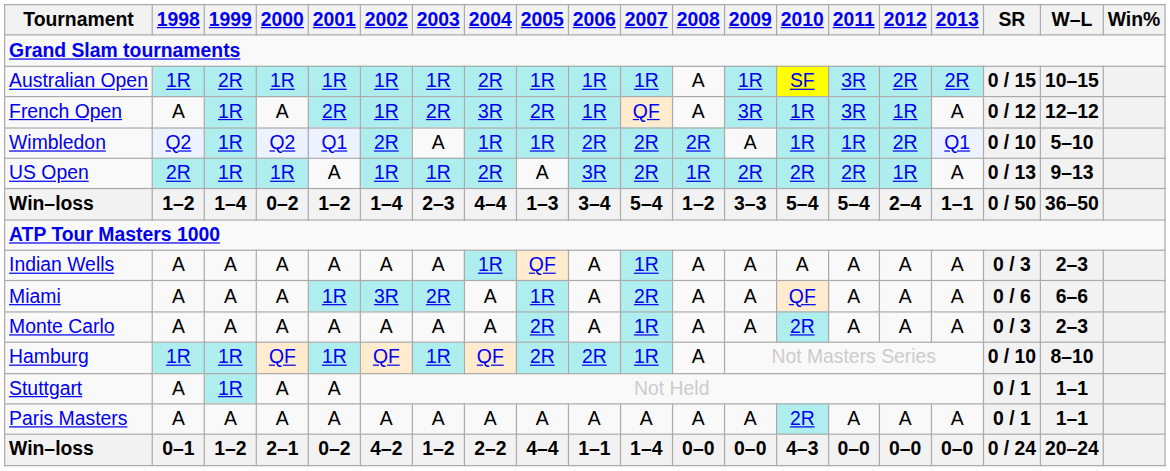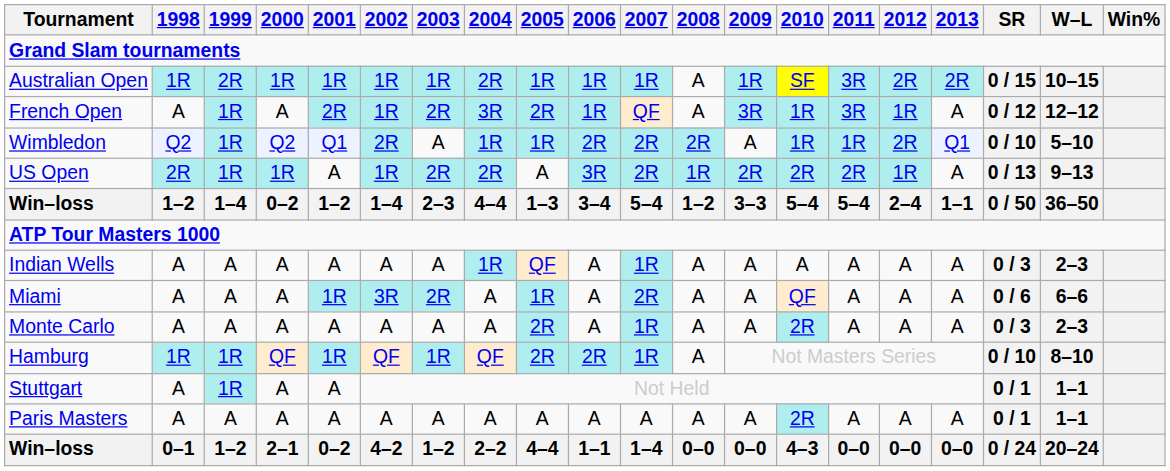(438, 173) 1R -> (438, 173) 2R
